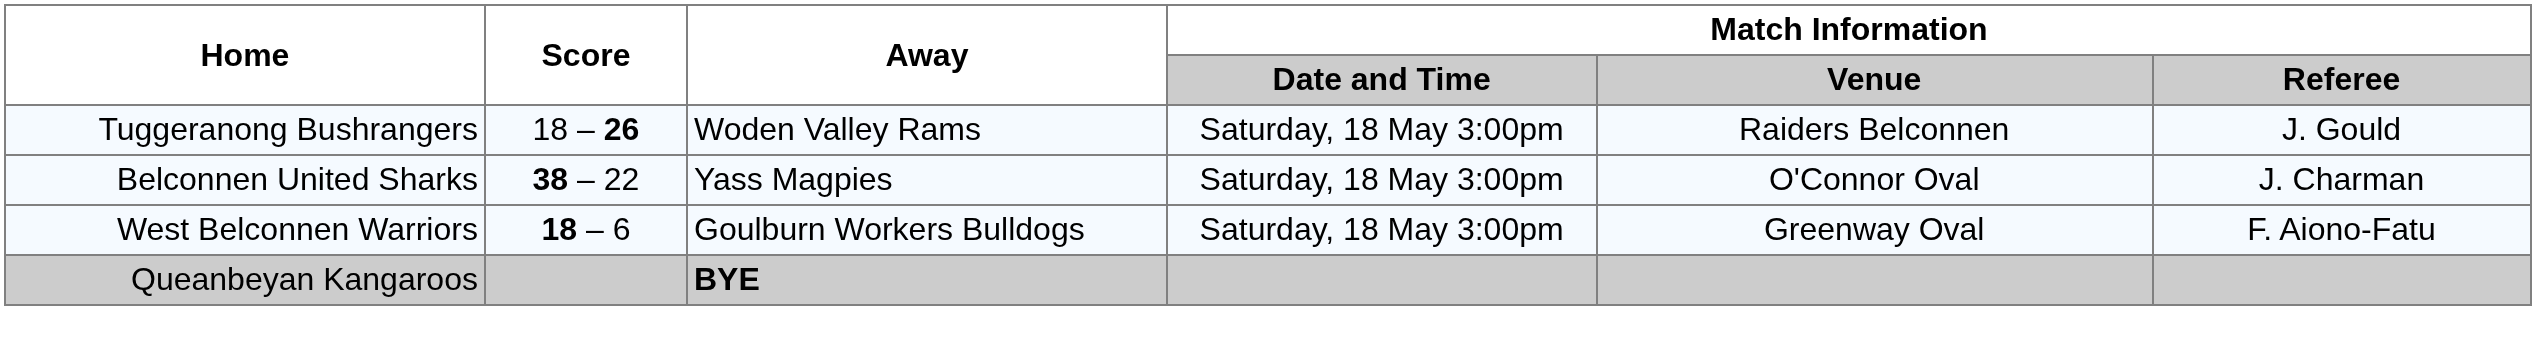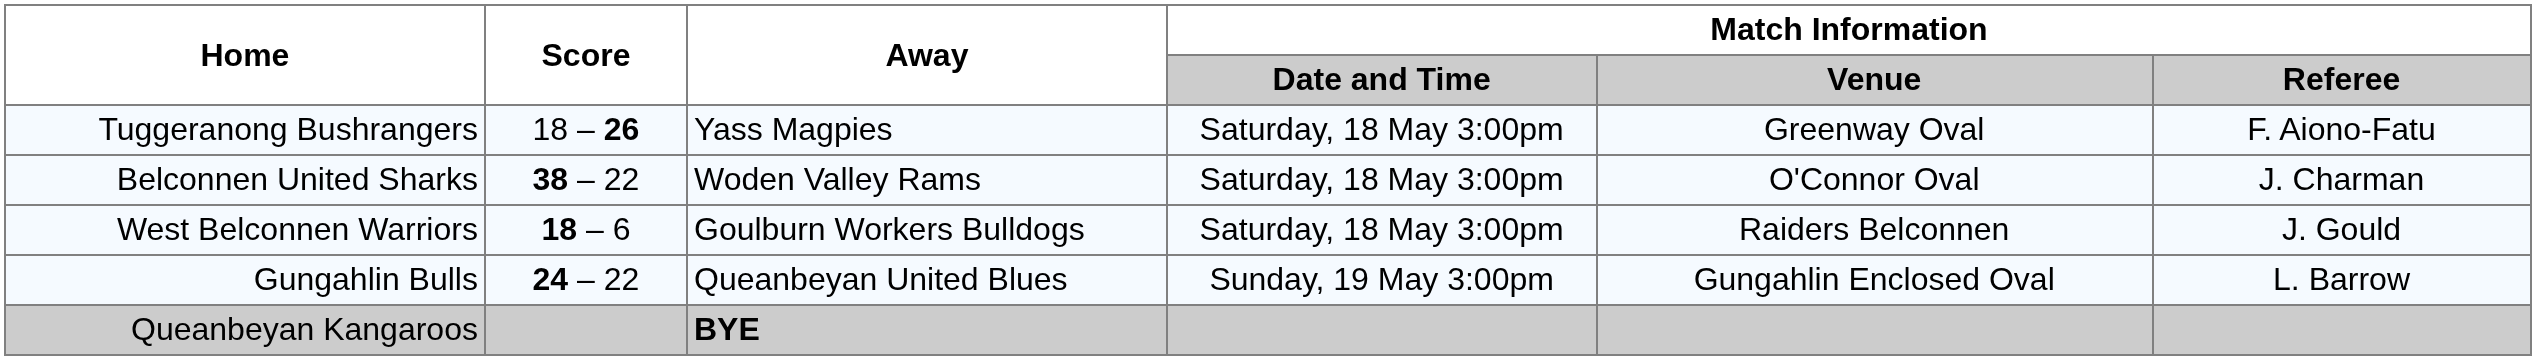(837, 129) Woden Valley Rams -> (793, 129) Yass Magpies
(1874, 129) Raiders Belconnen -> (1874, 129) Greenway Oval
(2342, 129) J. Gould -> (2342, 129) F. Aiono-Fatu
(793, 179) Yass Magpies -> (837, 179) Woden Valley Rams
(1874, 229) Greenway Oval -> (1874, 229) Raiders Belconnen
(2342, 229) F. Aiono-Fatu -> (2342, 229) J. Gould
+ row: (366, 279)
